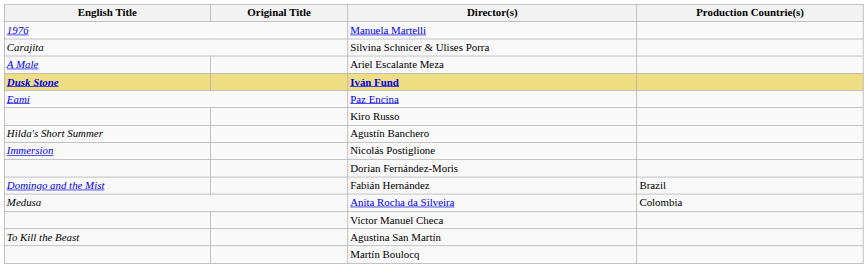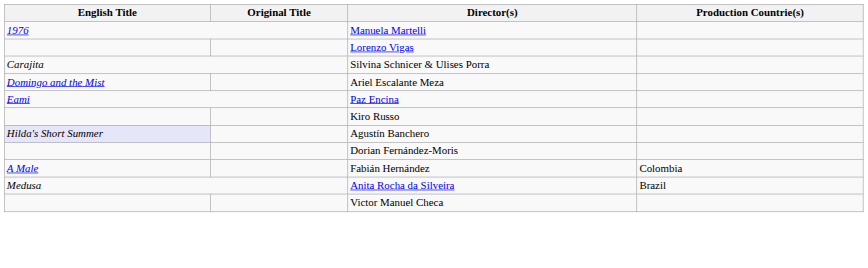+ row: (382, 47)
(23, 64) A Male -> (56, 82) Domingo and the Mist
- row: (375, 82)
(55, 133) no background -> (55, 133) lavender background
- row: (393, 151)
(56, 185) Domingo and the Mist -> (23, 168) A Male
(653, 185) Brazil -> (661, 168) Colombia
(661, 202) Colombia -> (653, 185) Brazil
- row: (396, 237)
- row: (385, 254)
